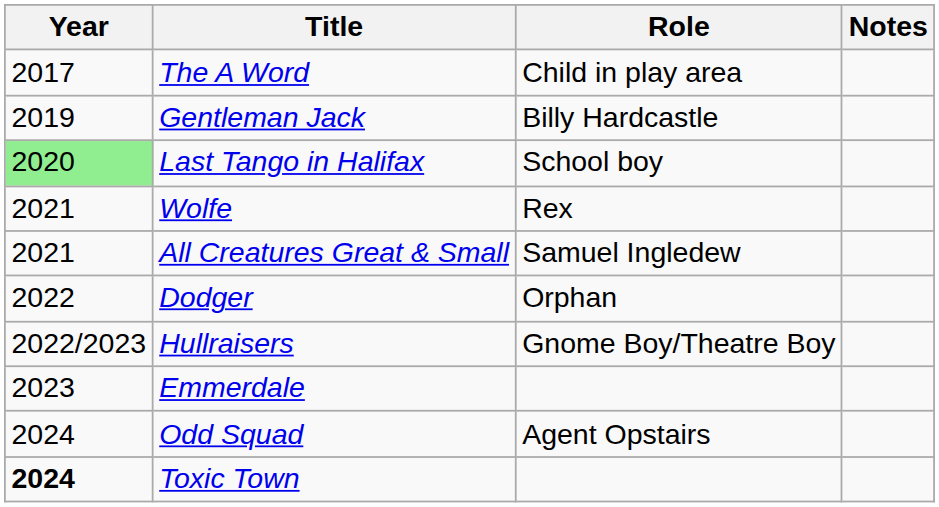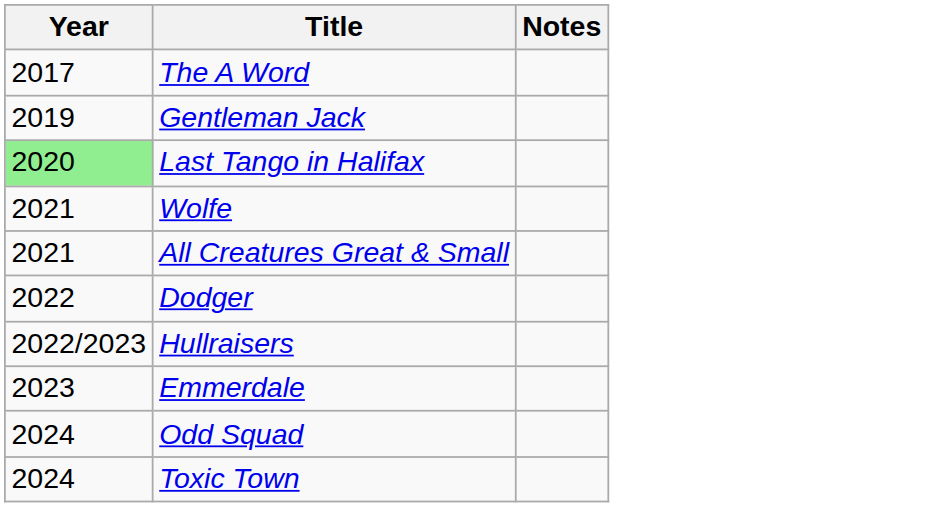- column: (679, 27)
(43, 478) bold -> (43, 478) normal
